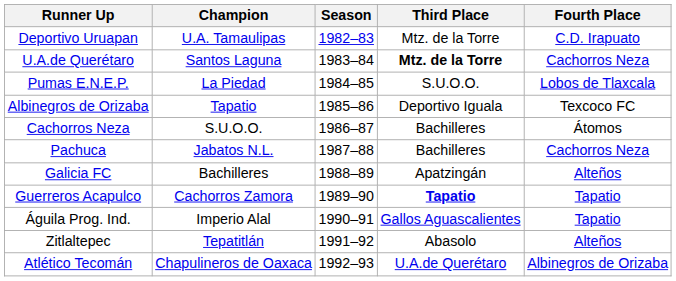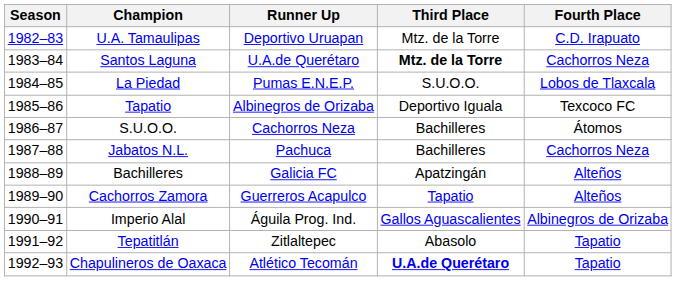columns swapped: (346, 15) <-> (78, 15)
(451, 196) bold -> (451, 196) normal
(598, 196) Tapatio -> (598, 196) Alteños
(598, 219) Tapatio -> (598, 219) Albinegros de Orizaba
(598, 241) Alteños -> (598, 241) Tapatio
(451, 264) normal -> (451, 264) bold
(598, 264) Albinegros de Orizaba -> (598, 264) Tapatio
